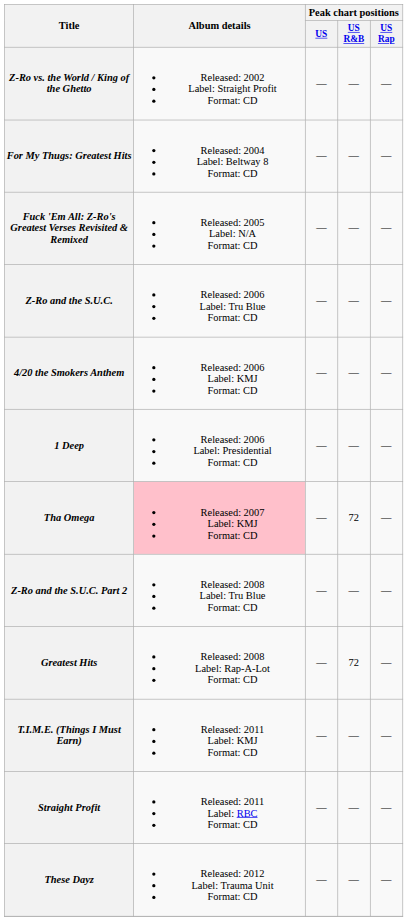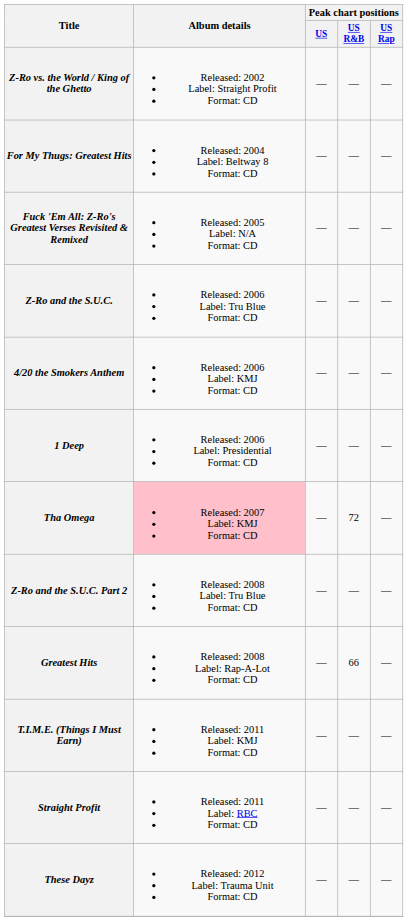(354, 662) 72 -> (354, 662) 66
